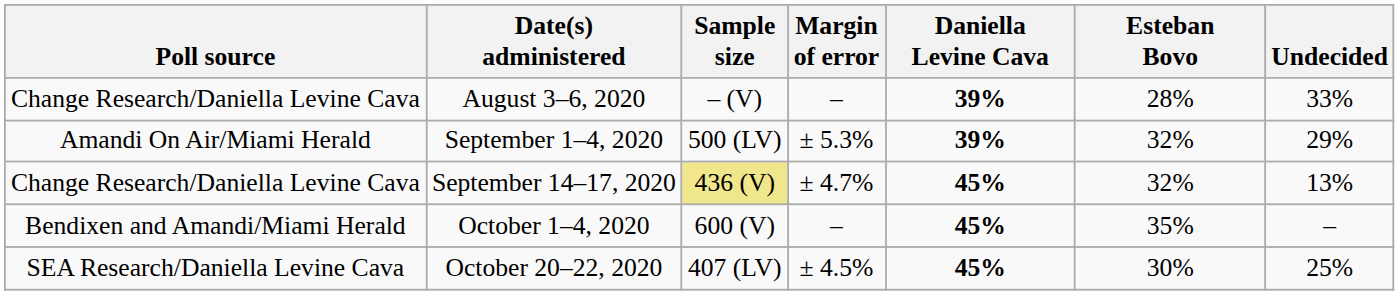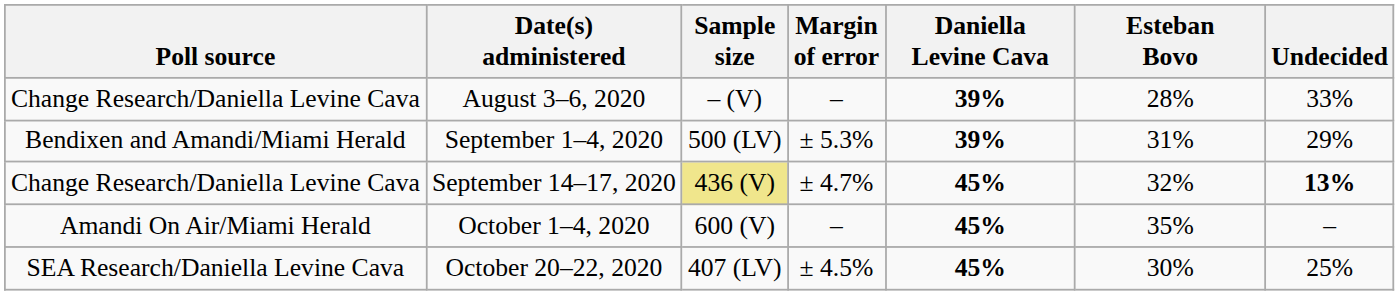(215, 140) Amandi On Air/Miami Herald -> (215, 140) Bendixen and Amandi/Miami Herald
(1170, 140) 32% -> (1170, 140) 31%
(1330, 183) normal -> (1330, 183) bold
(215, 225) Bendixen and Amandi/Miami Herald -> (215, 225) Amandi On Air/Miami Herald
